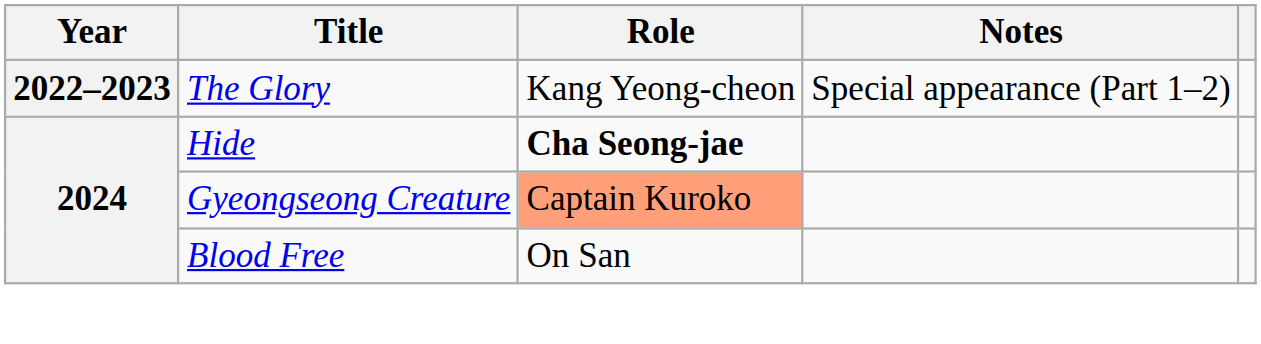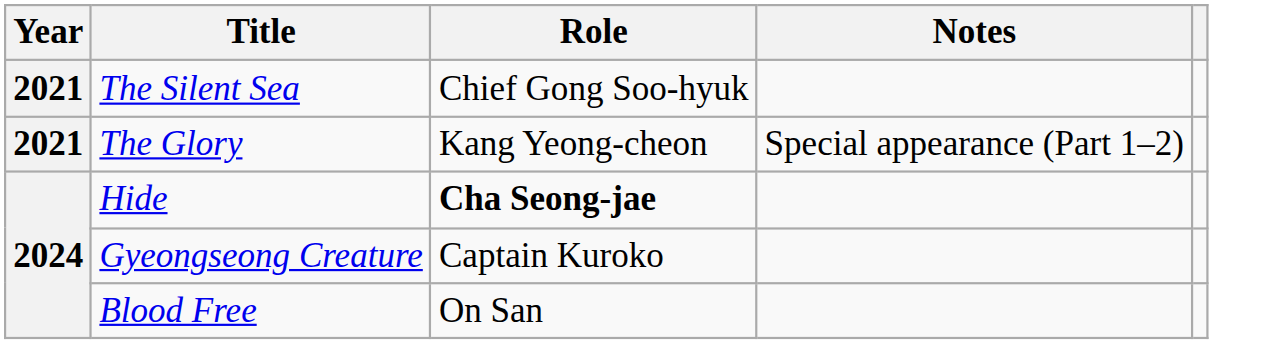+ row: (200, 87)
(92, 87) 2022–2023 -> (48, 143) 2021
(639, 198) lightsalmon background -> (551, 254) no background
